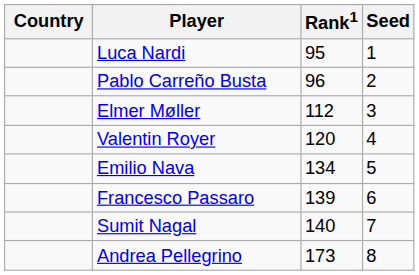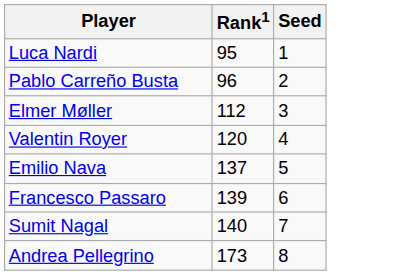- column: (49, 21)
(320, 168) 134 -> (232, 168) 137
